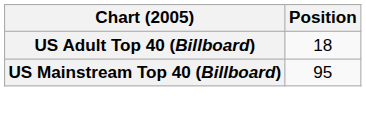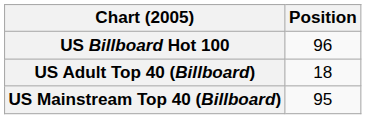+ row: (145, 45)
